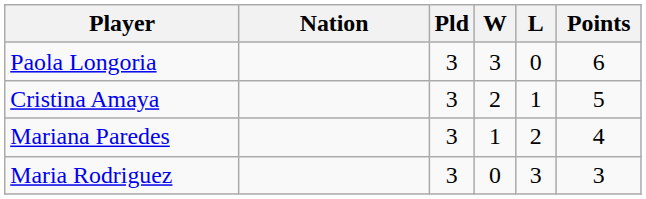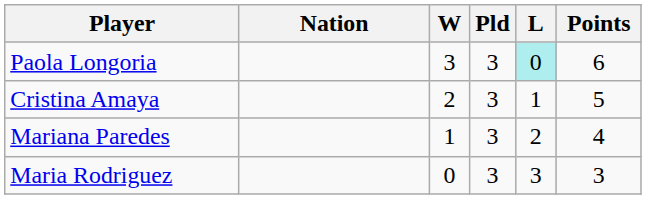columns swapped: (452, 23) <-> (495, 23)
(536, 61) no background -> (536, 61) paleturquoise background
